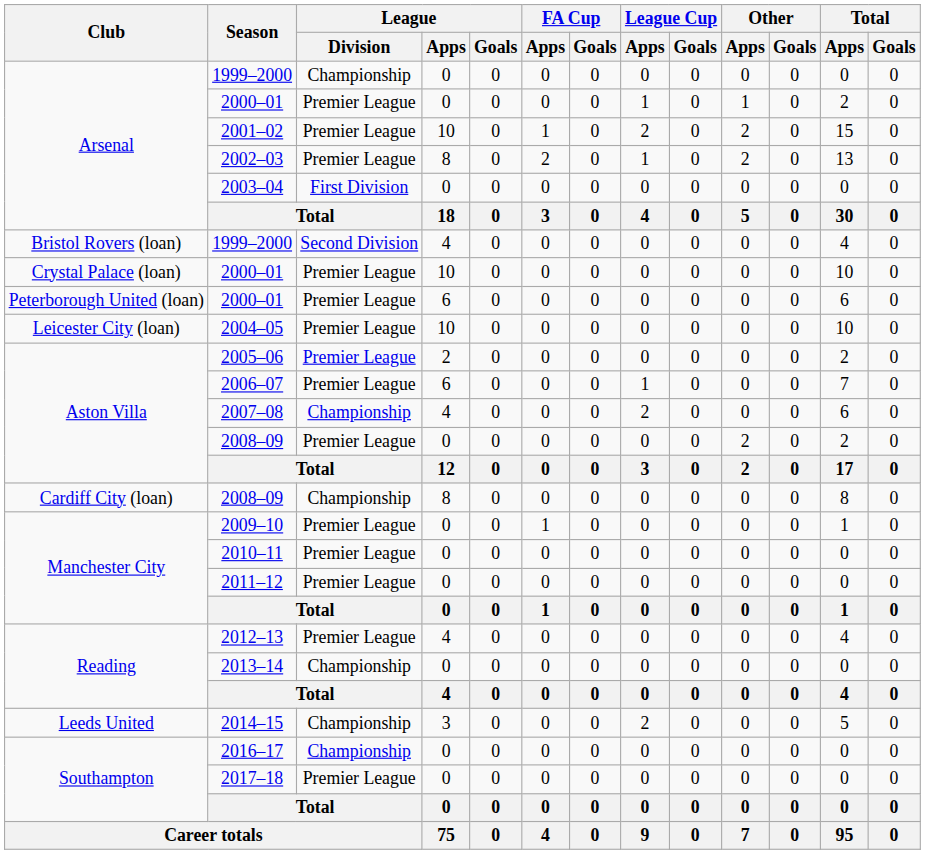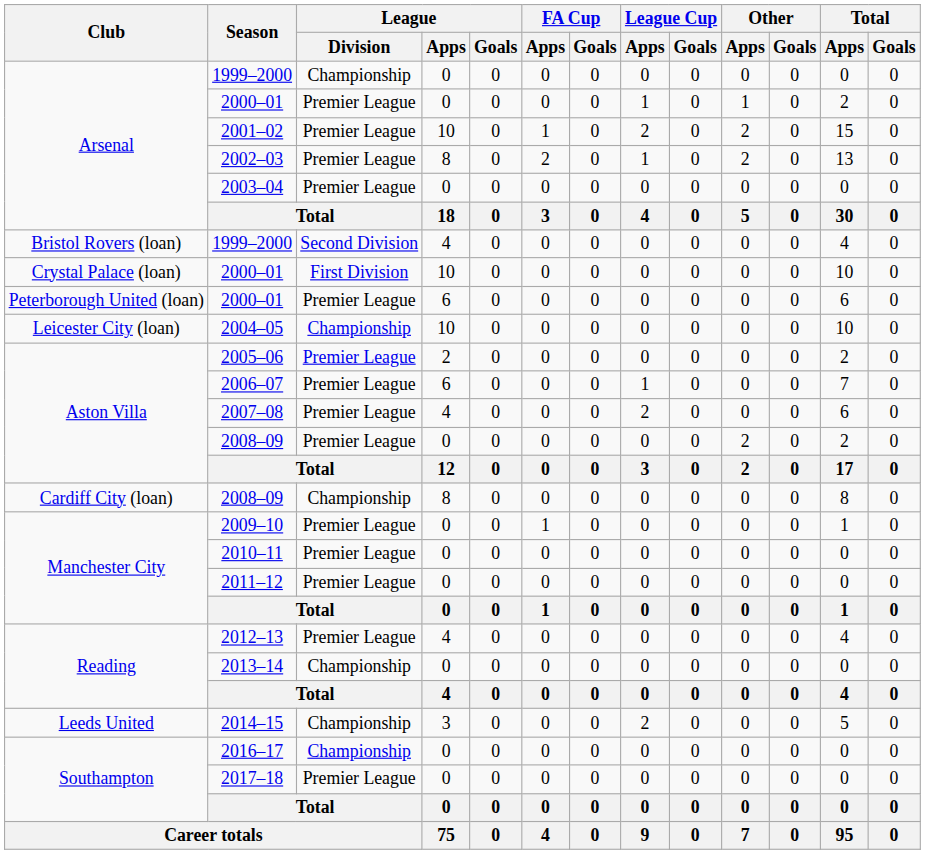(359, 187) First Division -> (359, 187) Premier League
(359, 272) Premier League -> (359, 272) First Division
(359, 328) Premier League -> (359, 328) Championship
(359, 412) Championship -> (359, 412) Premier League
